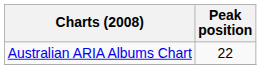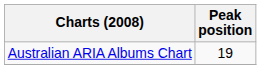(225, 53) 22 -> (225, 53) 19
